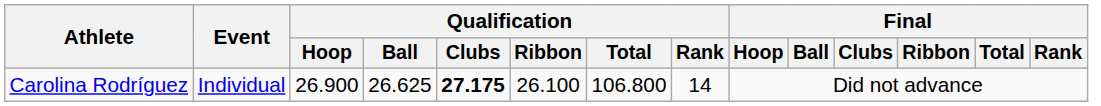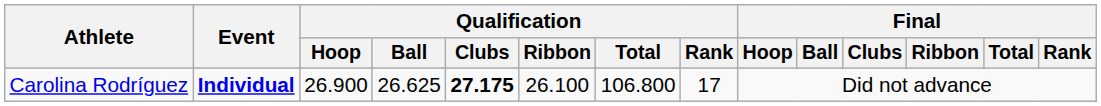(242, 85) normal -> (246, 85) bold
(700, 85) 14 -> (709, 85) 17
